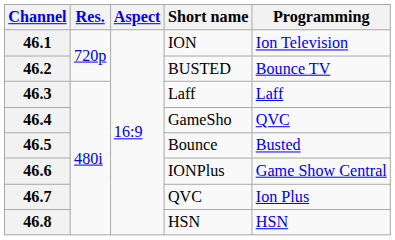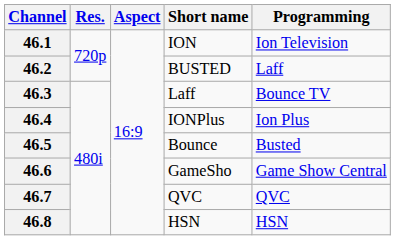(293, 68) Bounce TV -> (270, 68) Laff
(270, 94) Laff -> (293, 94) Bounce TV
(200, 119) GameSho -> (196, 119) IONPlus
(273, 119) QVC -> (282, 119) Ion Plus
(196, 171) IONPlus -> (200, 171) GameSho
(282, 196) Ion Plus -> (273, 196) QVC
